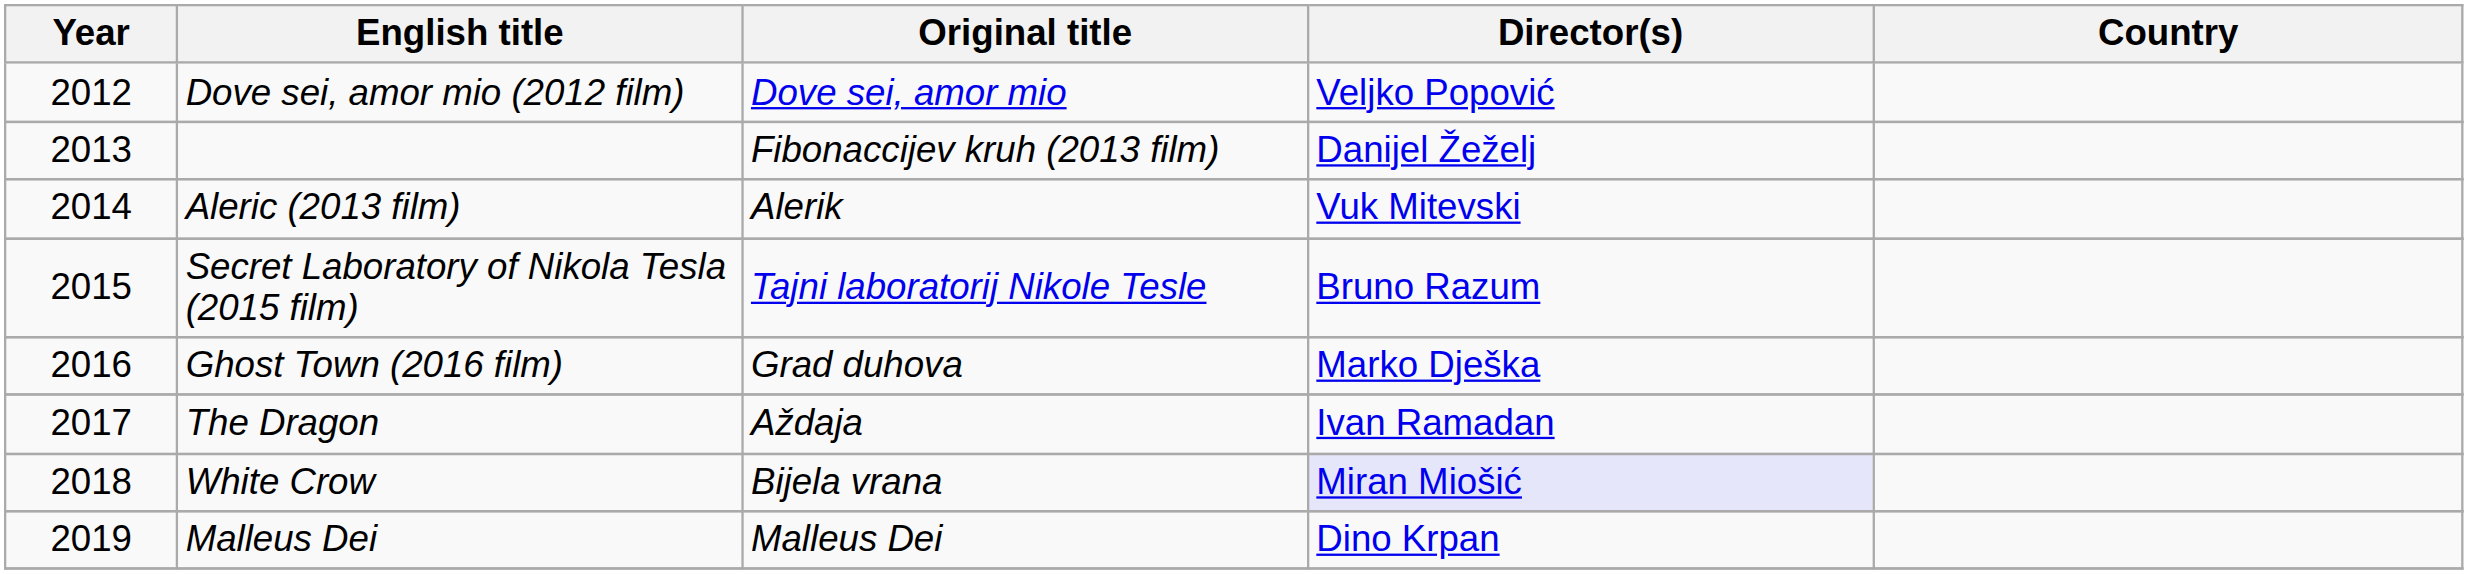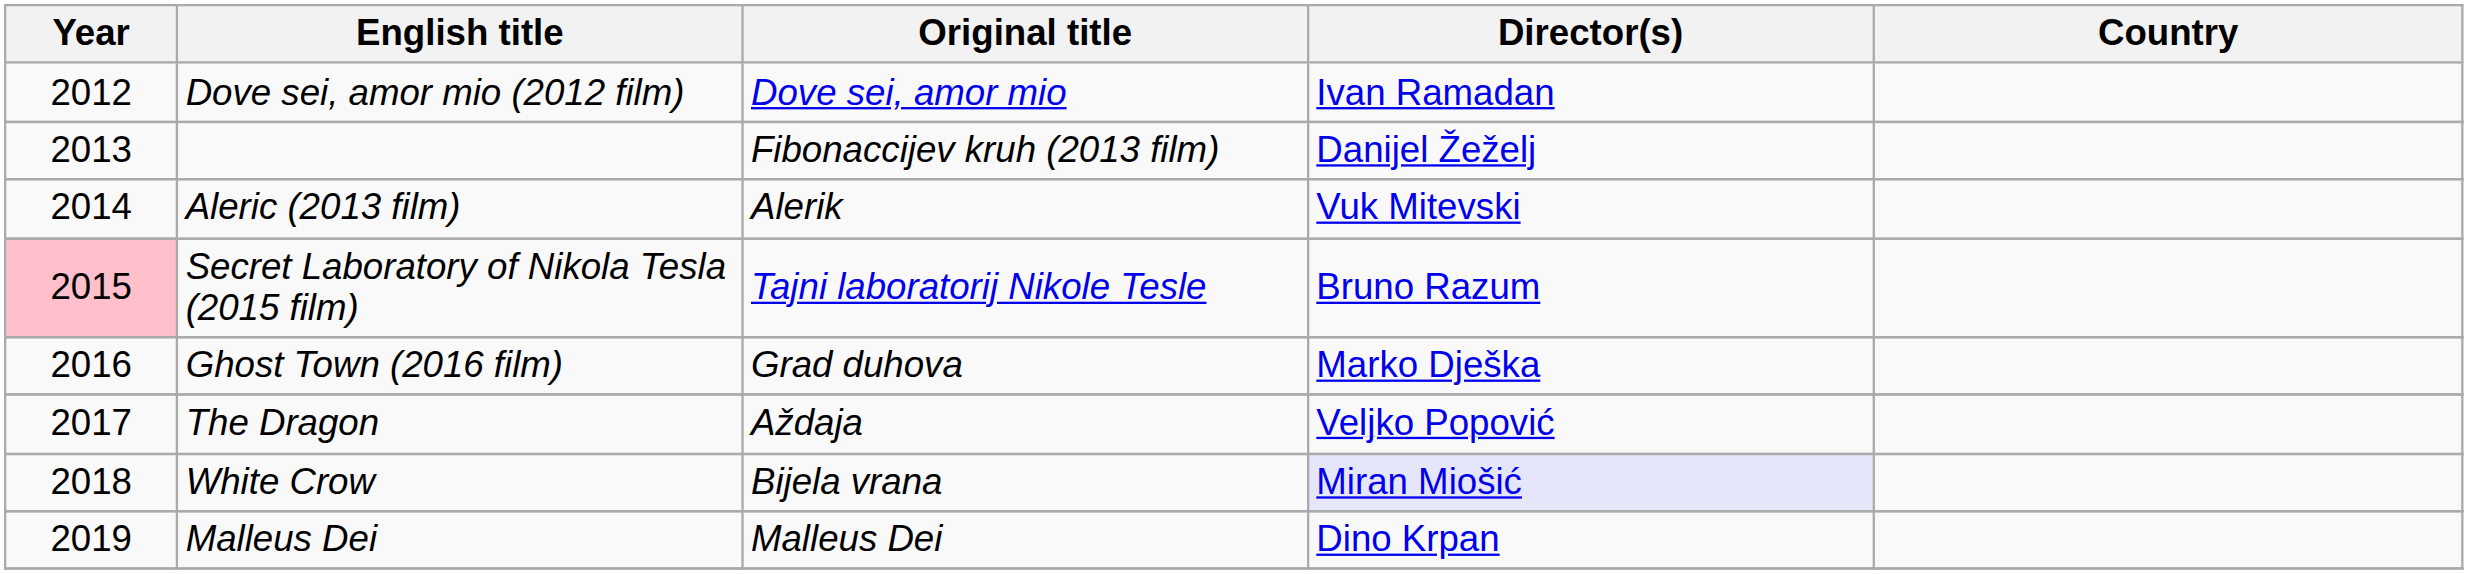(1435, 91) Veljko Popović -> (1435, 91) Ivan Ramadan
(91, 286) no background -> (91, 286) pink background
(1435, 423) Ivan Ramadan -> (1435, 423) Veljko Popović
